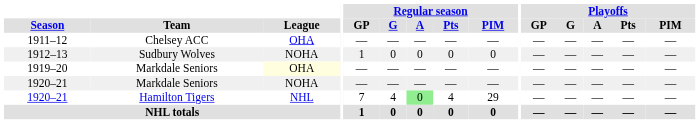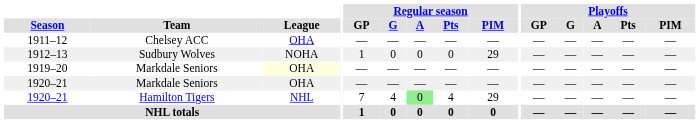(493, 54) 0 -> (493, 54) 29
(302, 83) NOHA -> (302, 83) OHA
